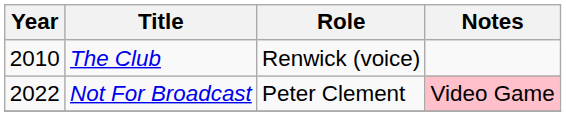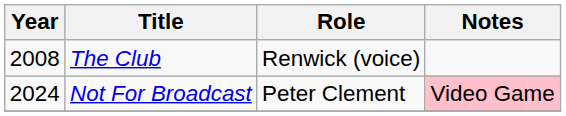(35, 57) 2010 -> (35, 57) 2008
(35, 93) 2022 -> (35, 93) 2024
